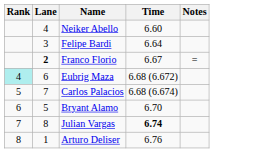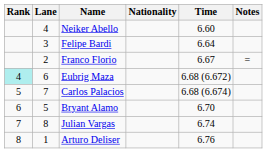+ column: (152, 12)
(46, 60) bold -> (46, 60) normal
(153, 124) bold -> (206, 124) normal
